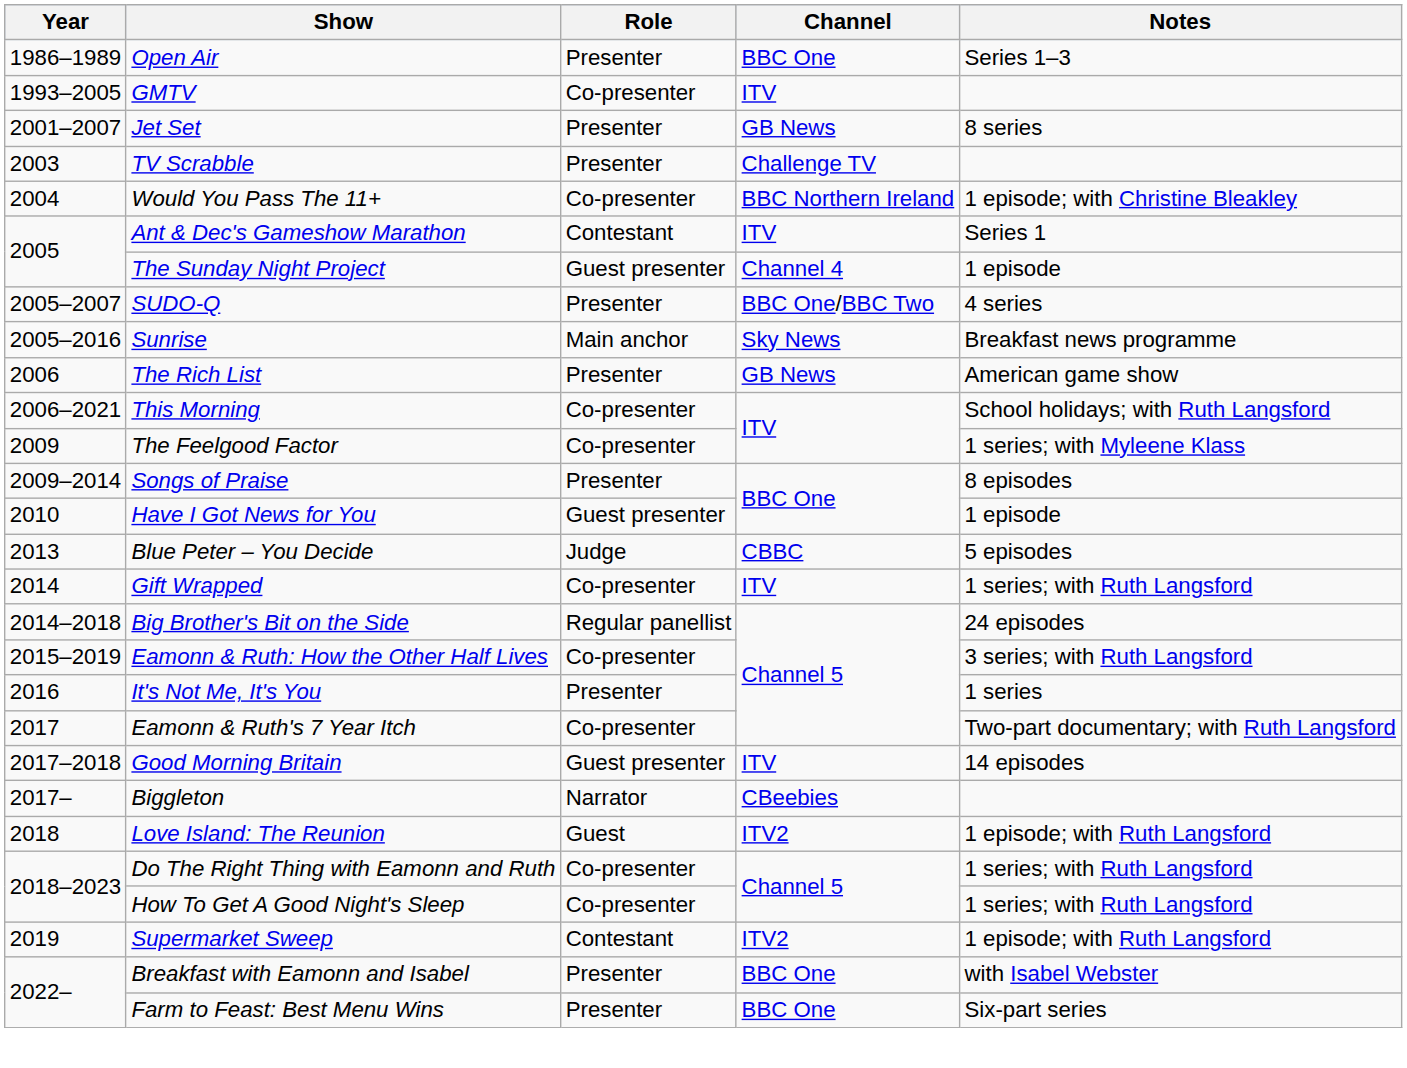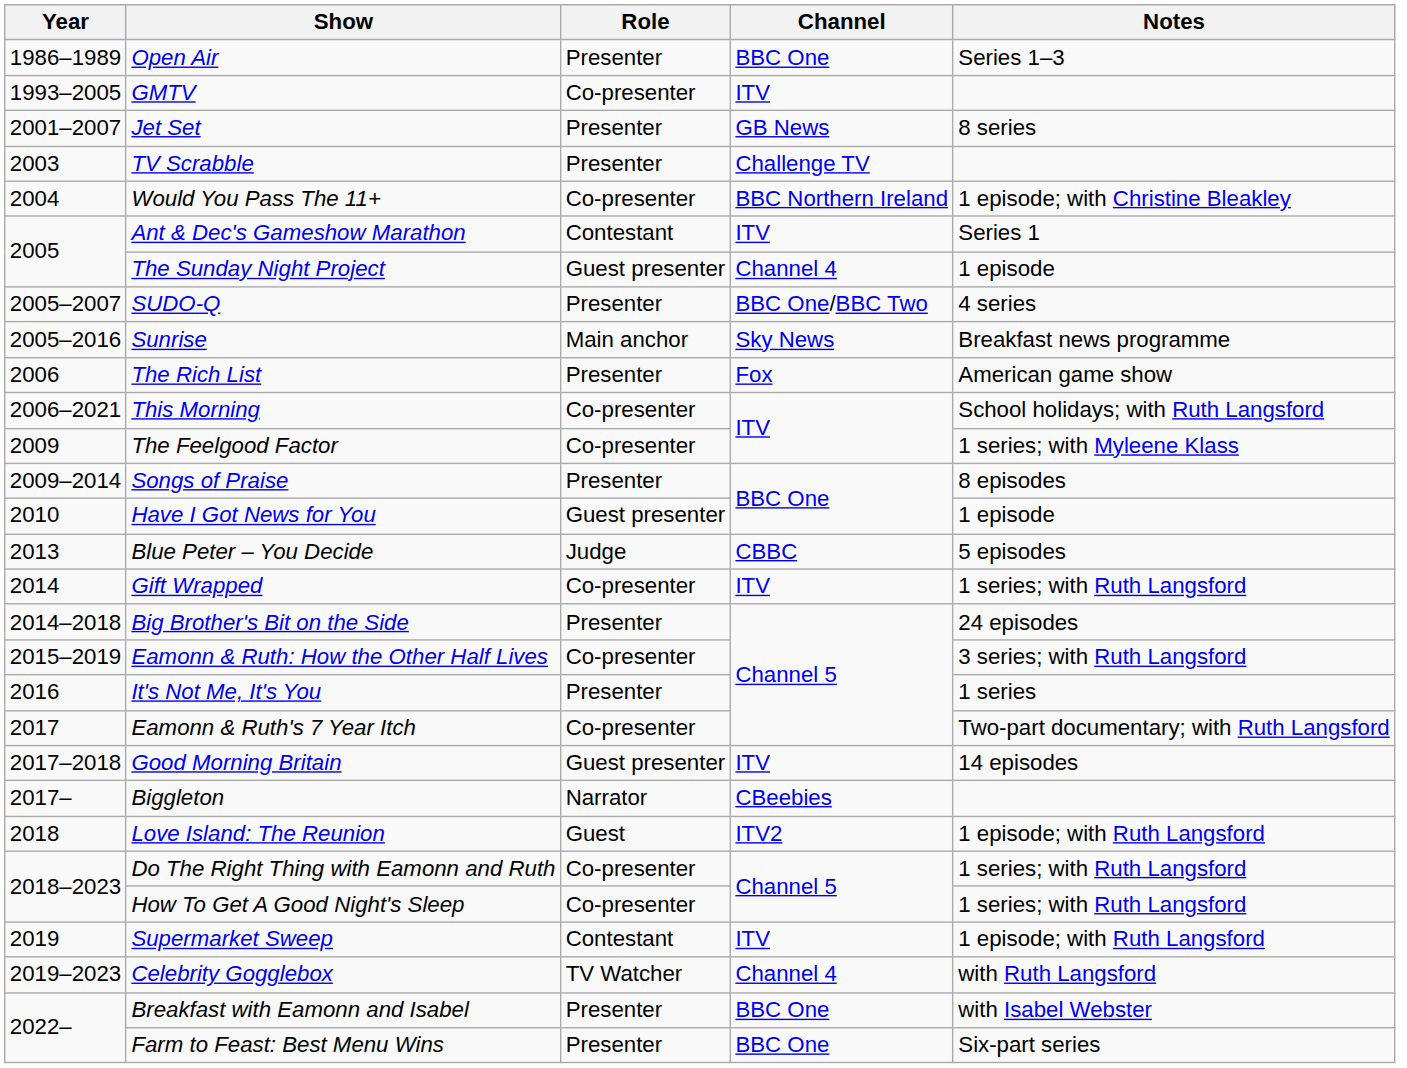(789, 374) GB News -> (754, 374) Fox
(649, 621) Regular panellist -> (614, 621) Presenter
(765, 939) ITV2 -> (753, 939) ITV
+ row: (232, 974)
